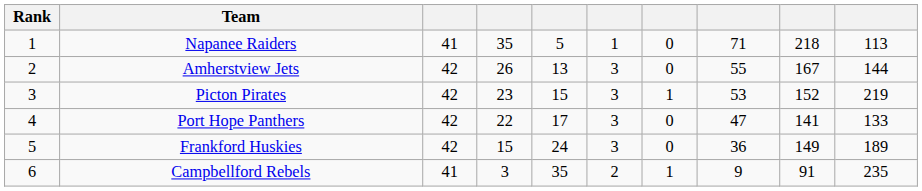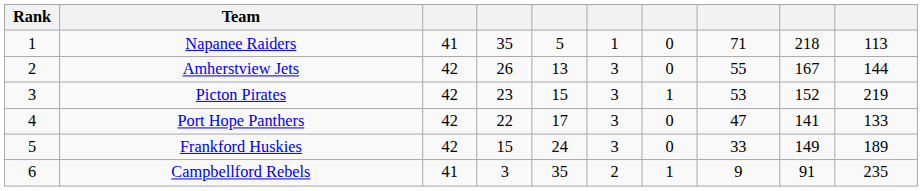(738, 146) 36 -> (738, 146) 33
